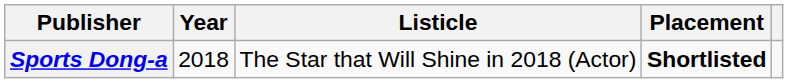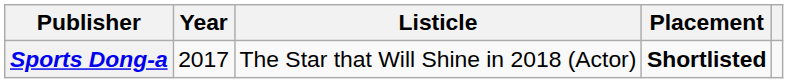(204, 58) 2018 -> (204, 58) 2017
